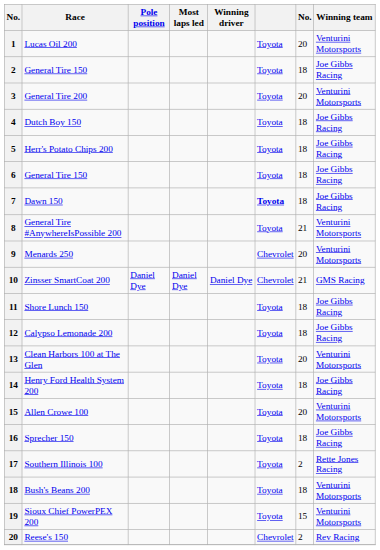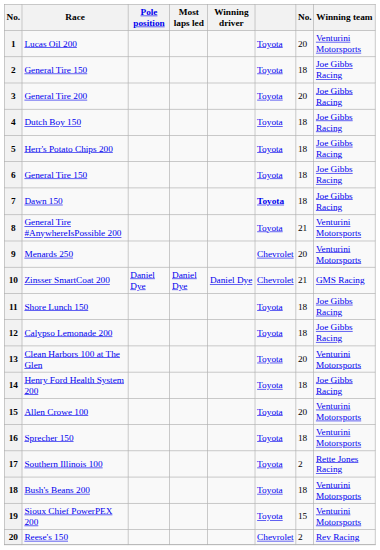(339, 96) Venturini Motorsports -> (334, 96) Joe Gibbs Racing
(334, 438) Joe Gibbs Racing -> (339, 438) Venturini Motorsports
